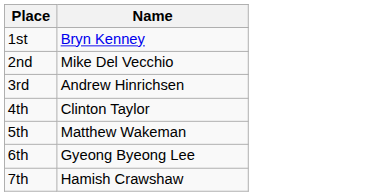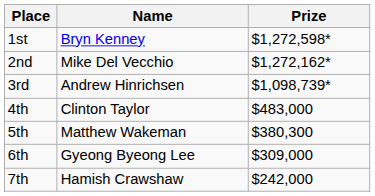+ column: (309, 16)
